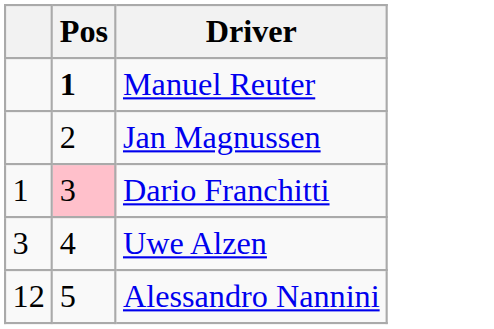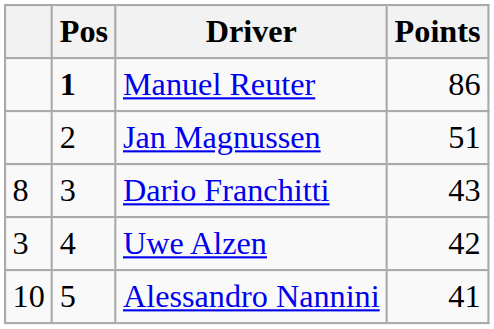+ column: (438, 31)
(21, 190) 1 -> (21, 190) 8
(68, 190) pink background -> (68, 190) no background
(29, 296) 12 -> (29, 296) 10
